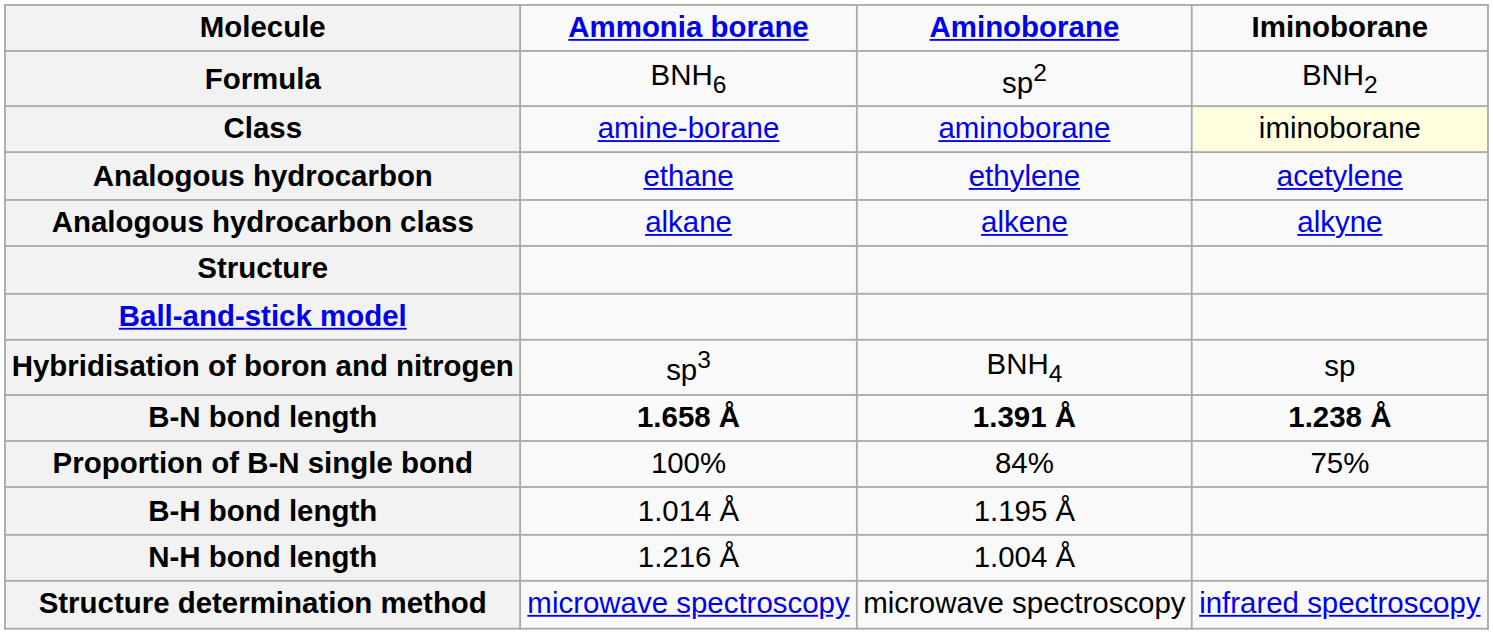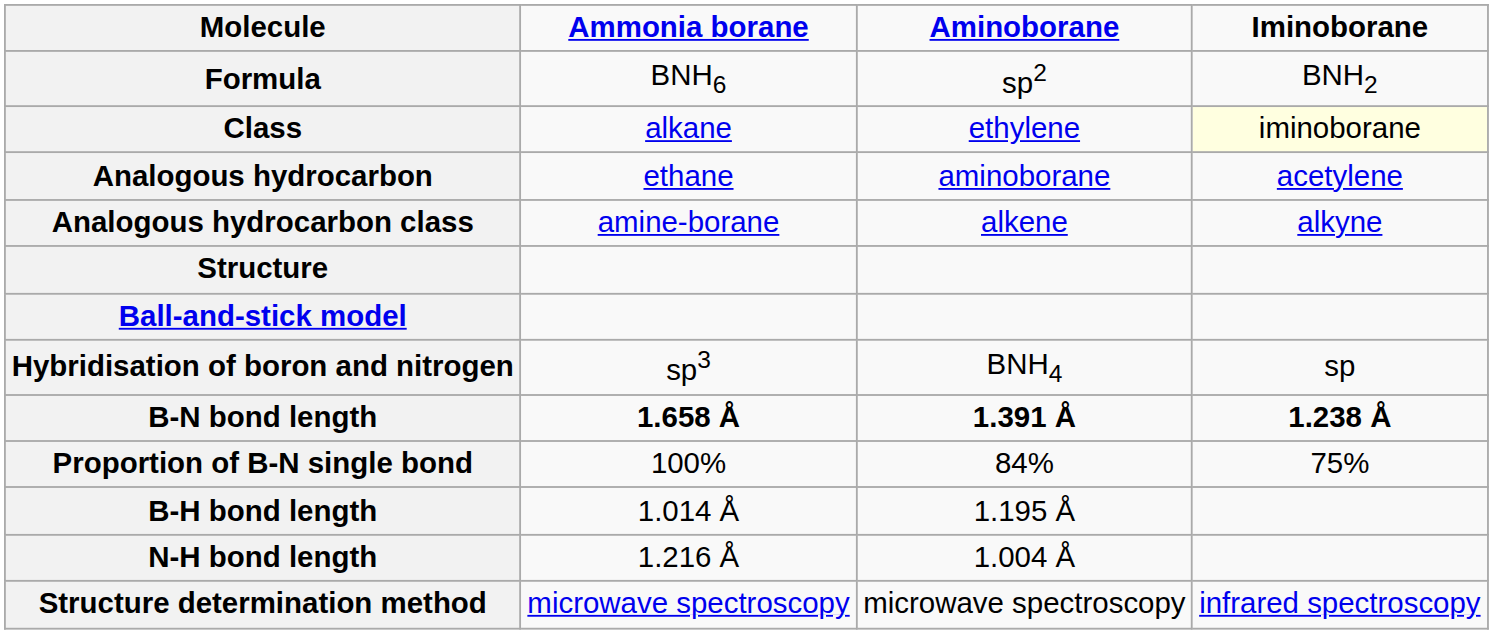(689, 129) amine-borane -> (689, 129) alkane
(1024, 129) aminoborane -> (1024, 129) ethylene
(1024, 175) ethylene -> (1024, 175) aminoborane
(689, 222) alkane -> (689, 222) amine-borane
